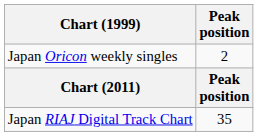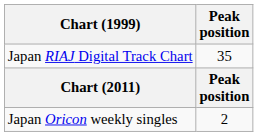rows swapped: (93, 56) <-> (100, 119)
